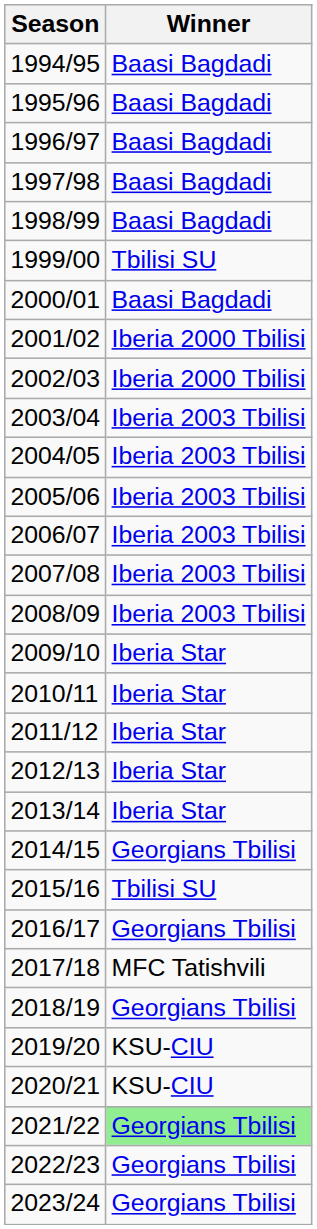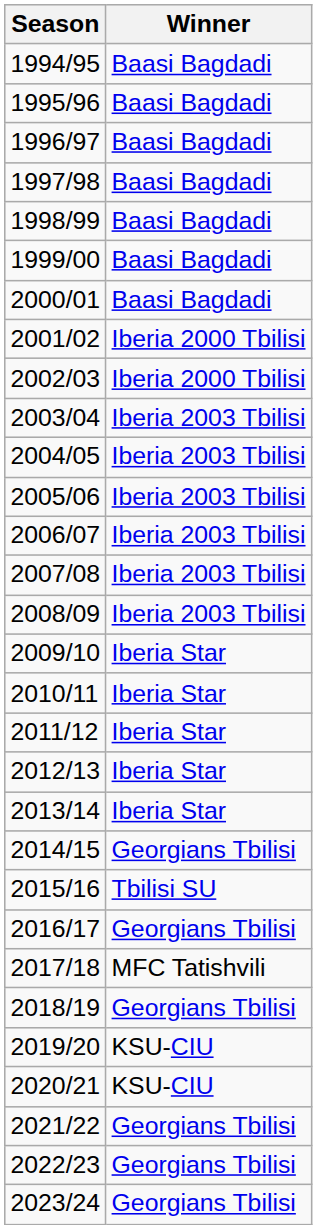(164, 260) Tbilisi SU -> (192, 260) Baasi Bagdadi
(204, 1125) lightgreen background -> (204, 1125) no background
